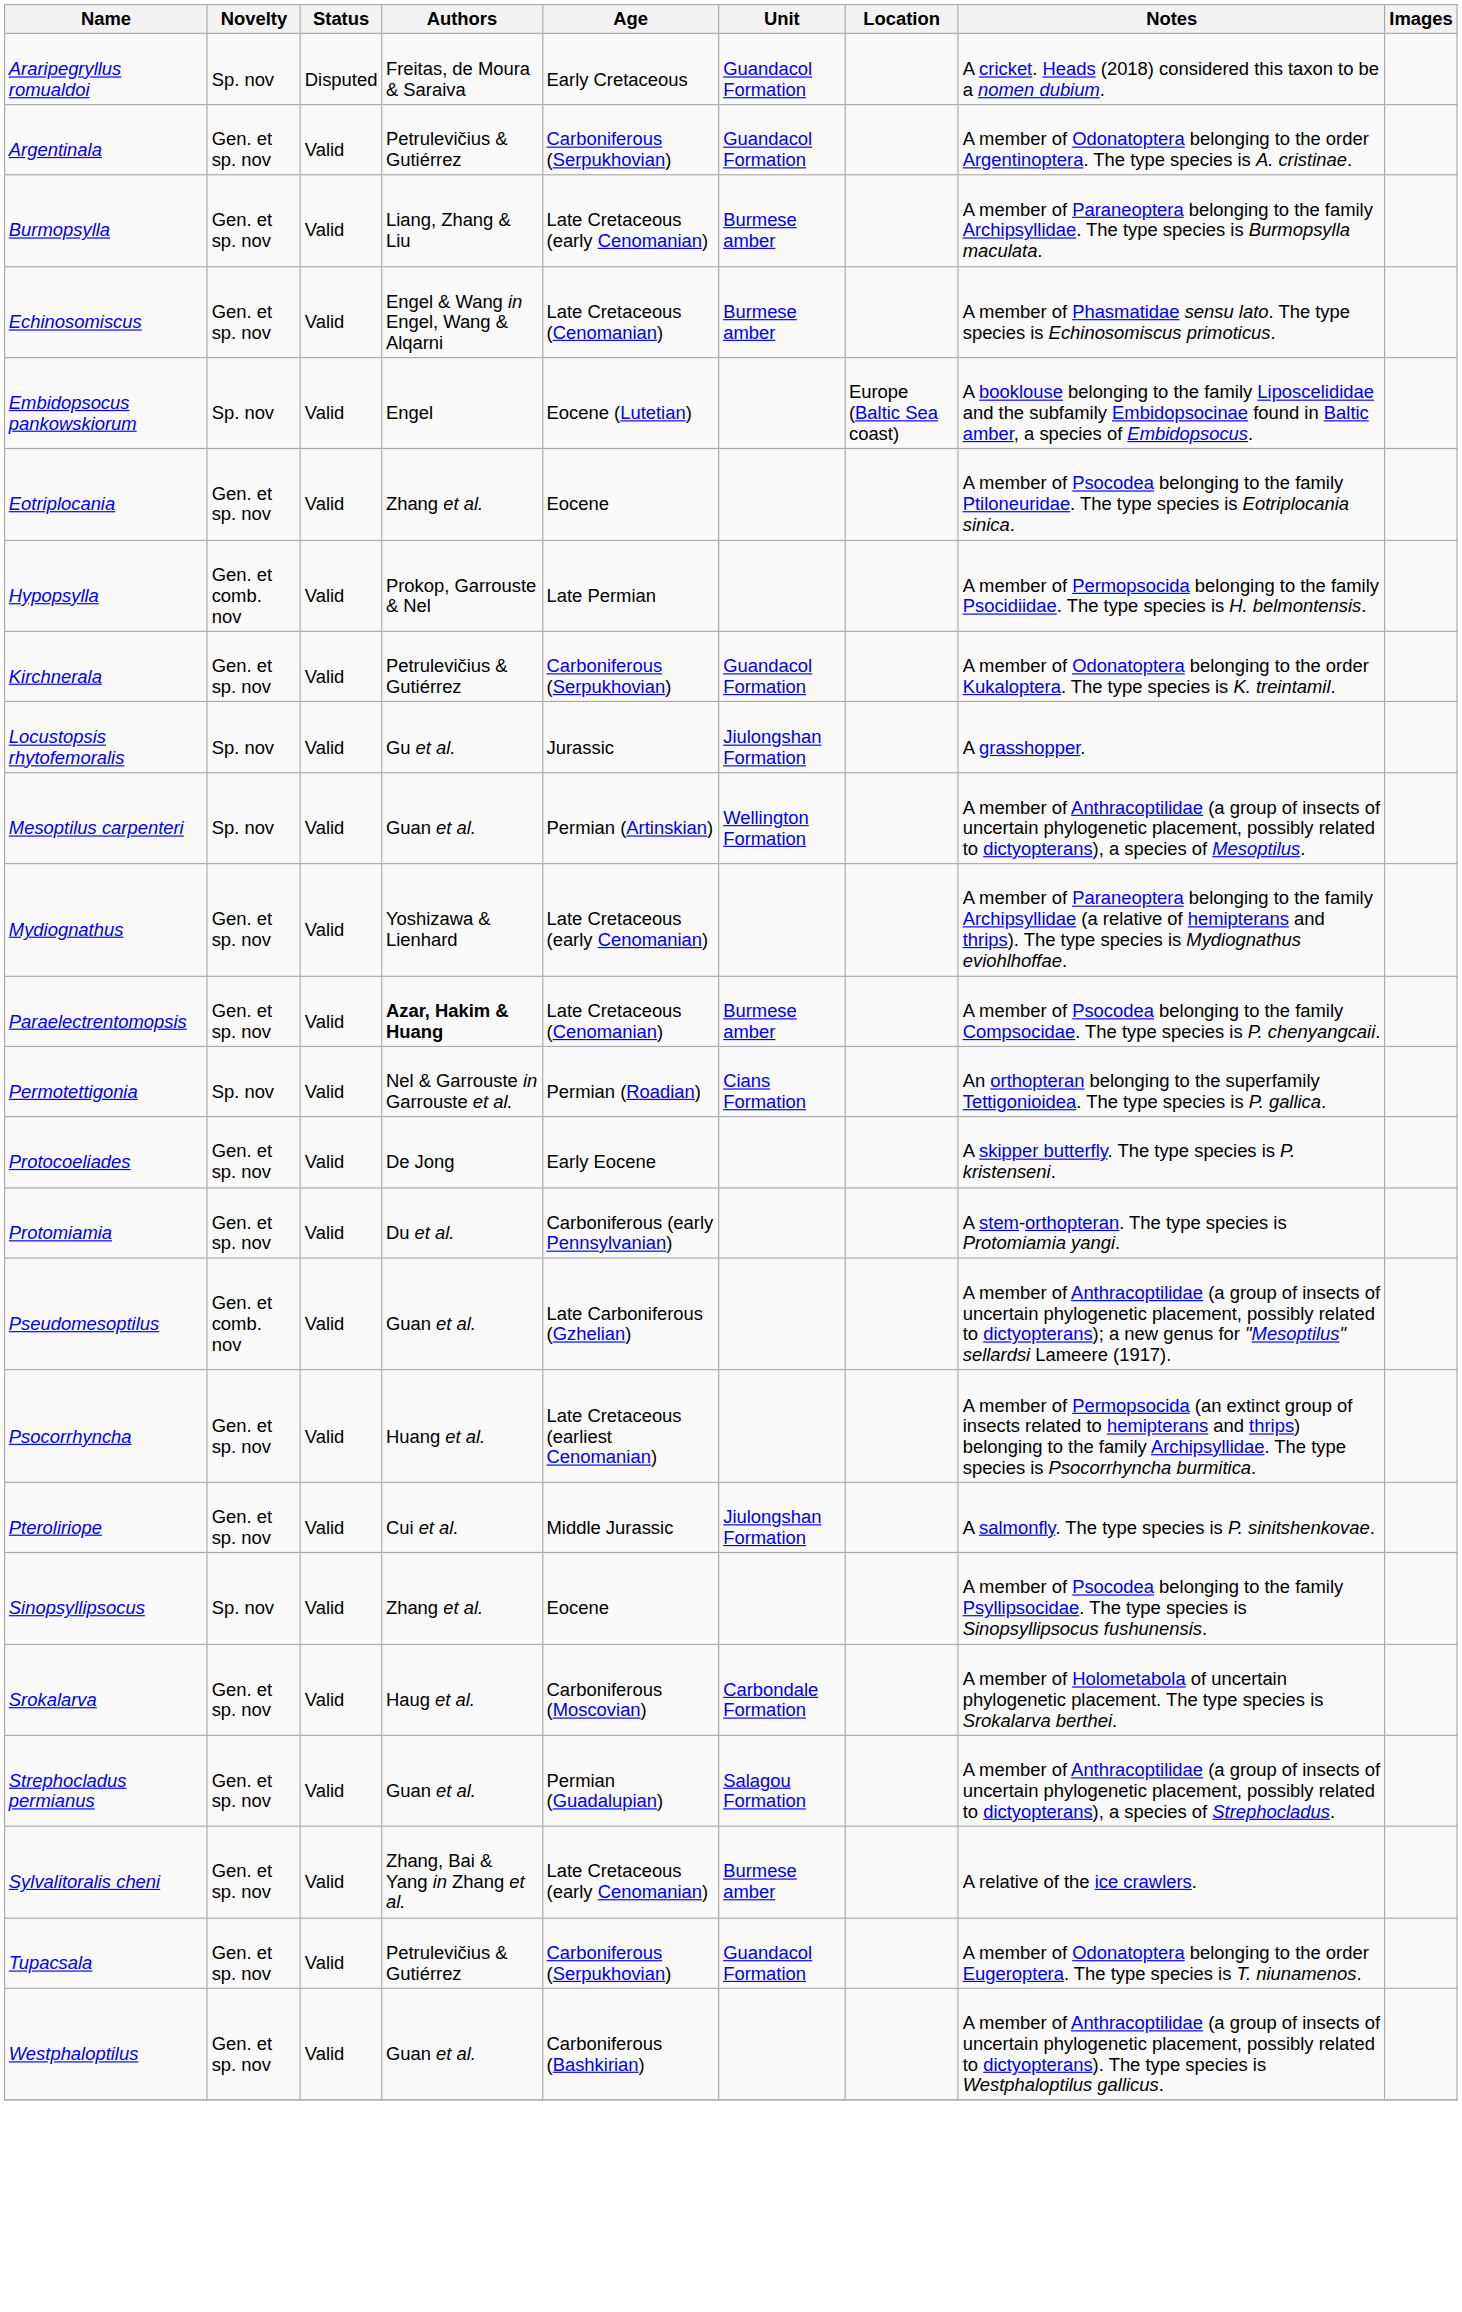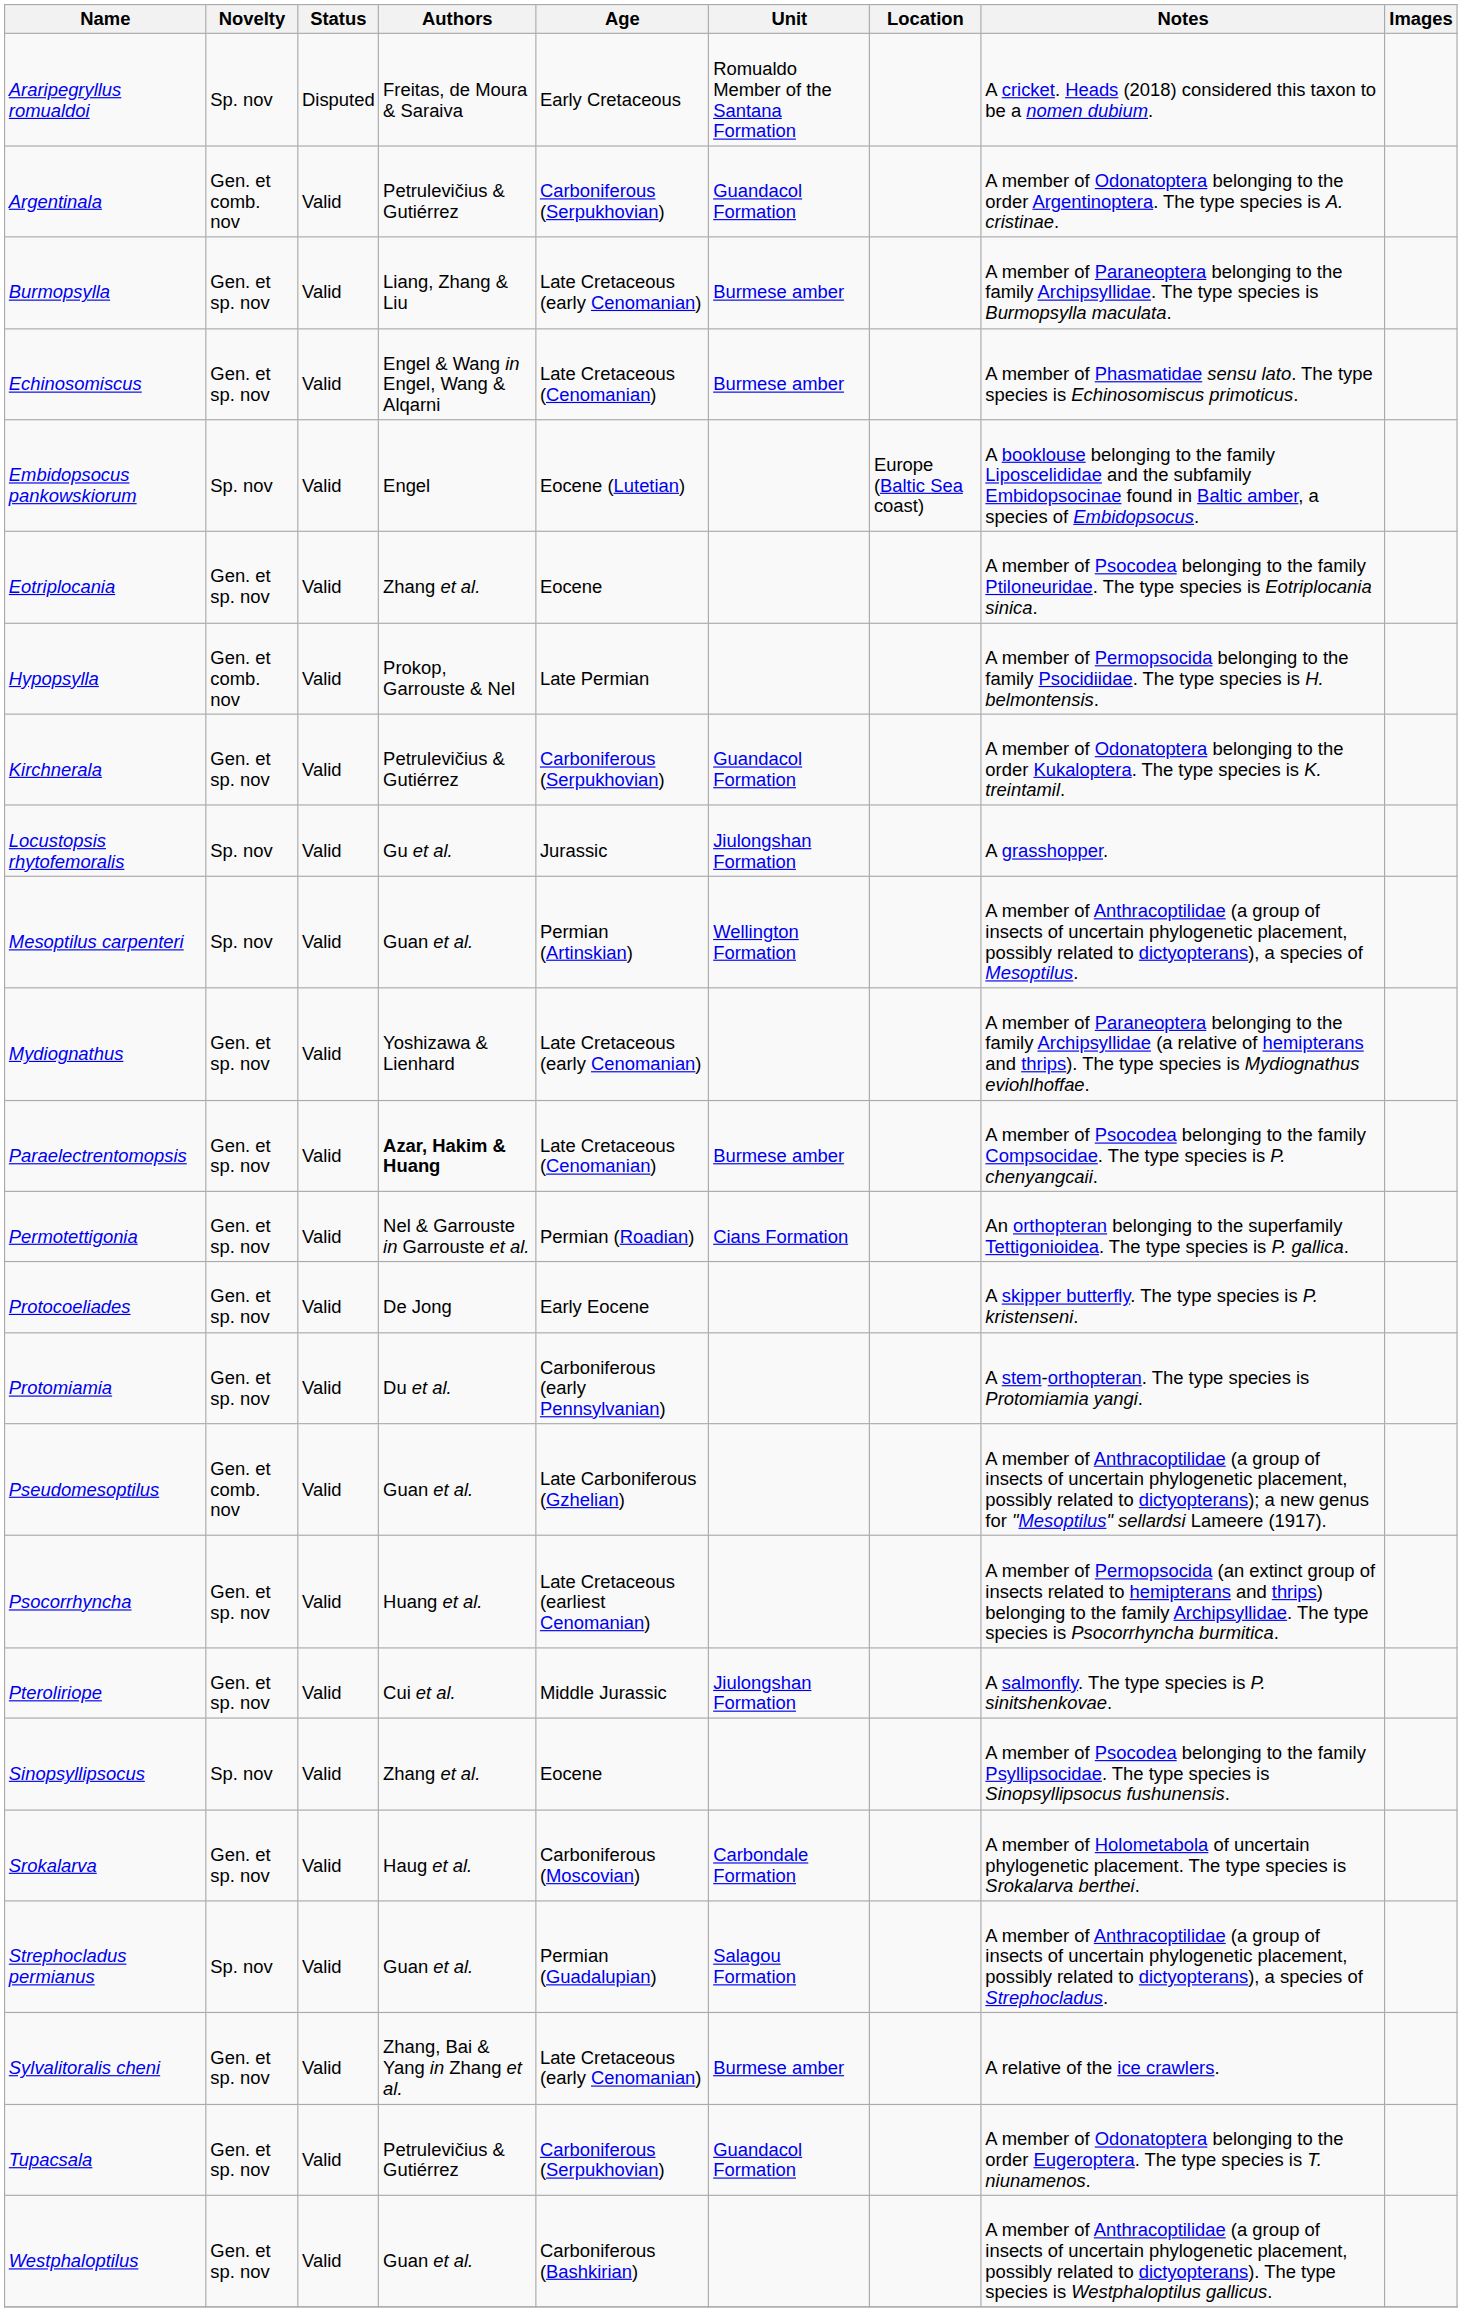(768, 79) Guandacol Formation -> (772, 100) Romualdo Member of the Santana Formation
(242, 149) Gen. et sp. nov -> (241, 201) Gen. et comb. nov
(243, 1091) Sp. nov -> (241, 1236) Gen. et sp. nov
(242, 1791) Gen. et sp. nov -> (242, 1967) Sp. nov
